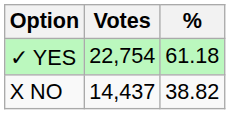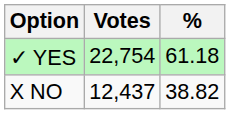(122, 91) 14,437 -> (122, 91) 12,437
